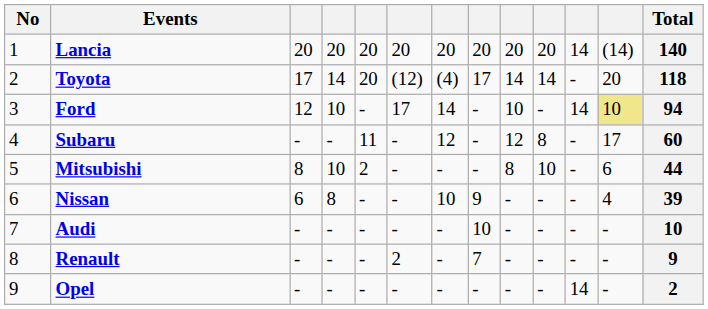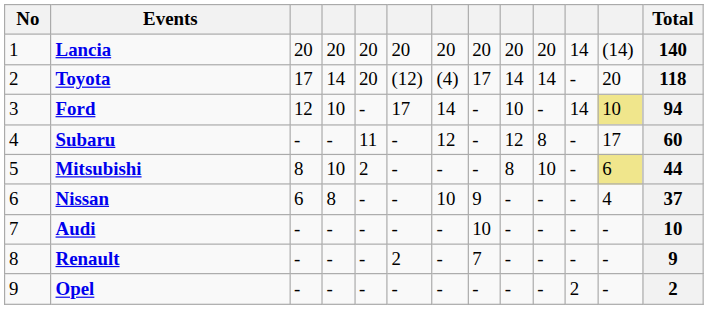(607, 169) no background -> (607, 169) khaki background
(673, 199) 39 -> (673, 199) 37
(579, 288) 14 -> (574, 288) 2
